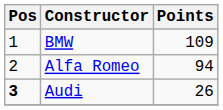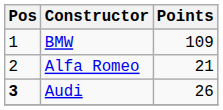(204, 67) 94 -> (204, 67) 21
